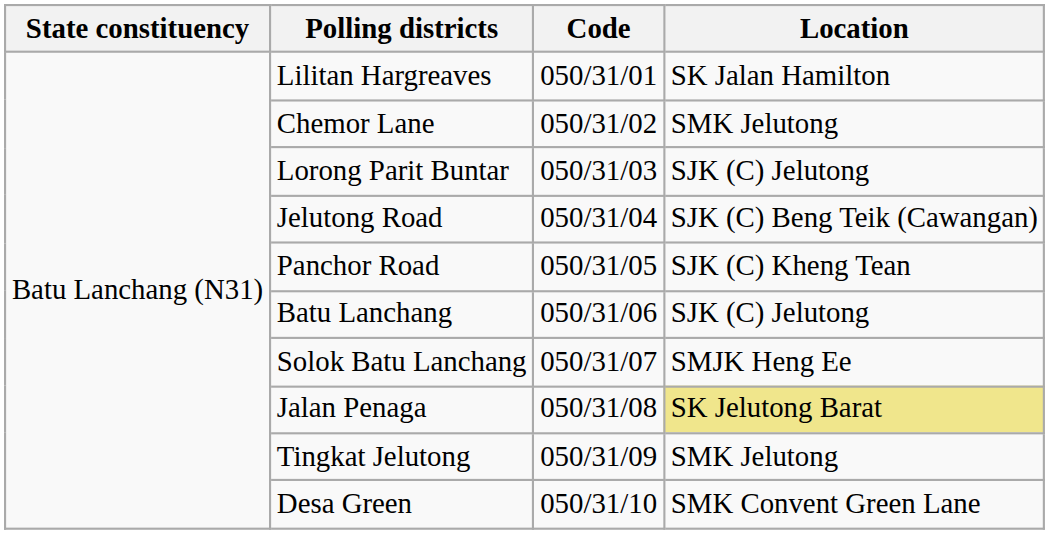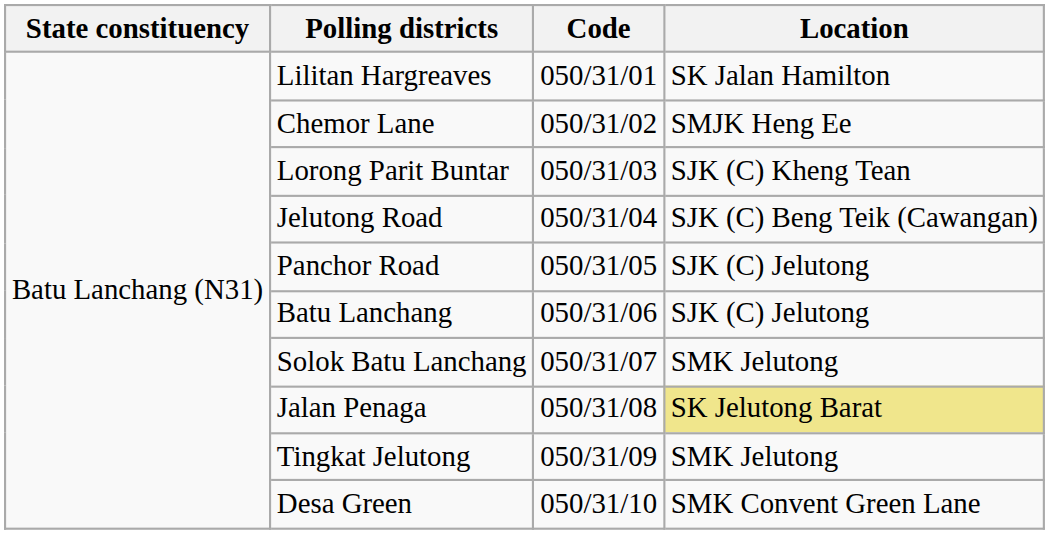(754, 123) SMK Jelutong -> (761, 123) SMJK Heng Ee
(770, 170) SJK (C) Jelutong -> (791, 170) SJK (C) Kheng Tean
(791, 265) SJK (C) Kheng Tean -> (770, 265) SJK (C) Jelutong
(761, 360) SMJK Heng Ee -> (754, 360) SMK Jelutong
